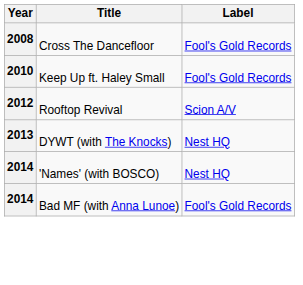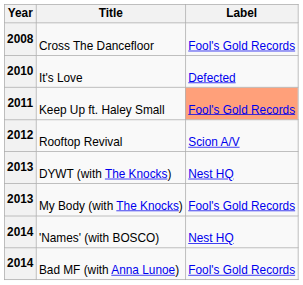+ row: (61, 78)
(20, 71) 2010 -> (20, 103) 2011
(238, 78) no background -> (242, 110) lightsalmon background
+ row: (111, 206)
